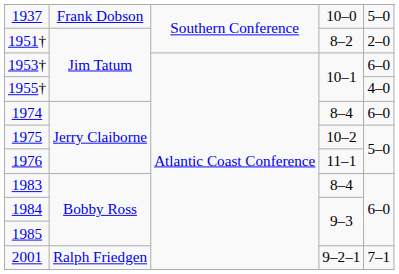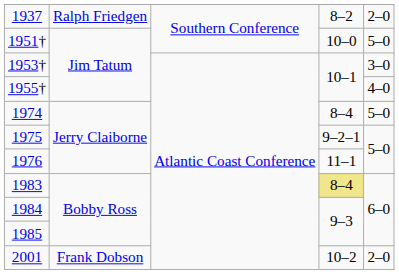(100, 16) Frank Dobson -> (100, 16) Ralph Friedgen
(341, 16) 10–0 -> (341, 16) 8–2
(379, 16) 5–0 -> (379, 16) 2–0
(341, 40) 8–2 -> (341, 40) 10–0
(379, 40) 2–0 -> (379, 40) 5–0
(379, 64) 6–0 -> (379, 64) 3–0
(379, 112) 6–0 -> (379, 112) 5–0
(341, 137) 10–2 -> (341, 137) 9–2–1
(341, 185) no background -> (341, 185) khaki background
(100, 257) Ralph Friedgen -> (100, 257) Frank Dobson
(341, 257) 9–2–1 -> (341, 257) 10–2
(379, 257) 7–1 -> (379, 257) 2–0
